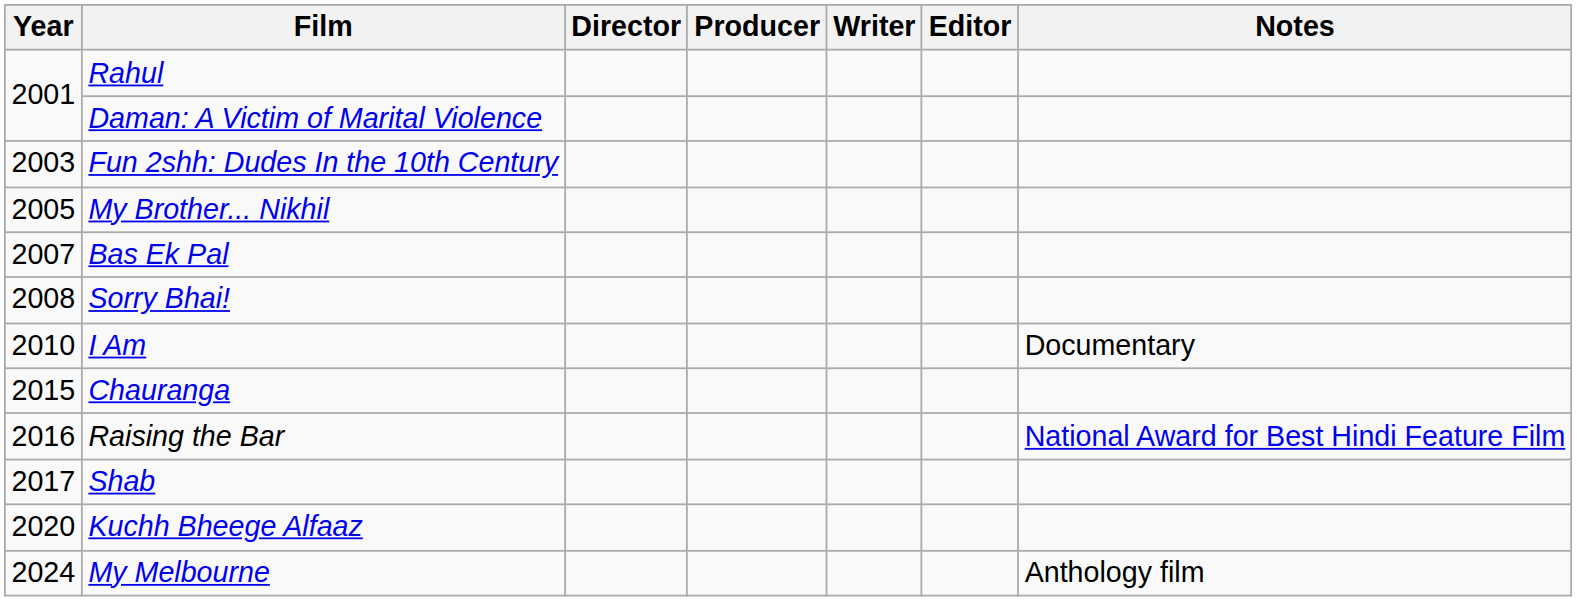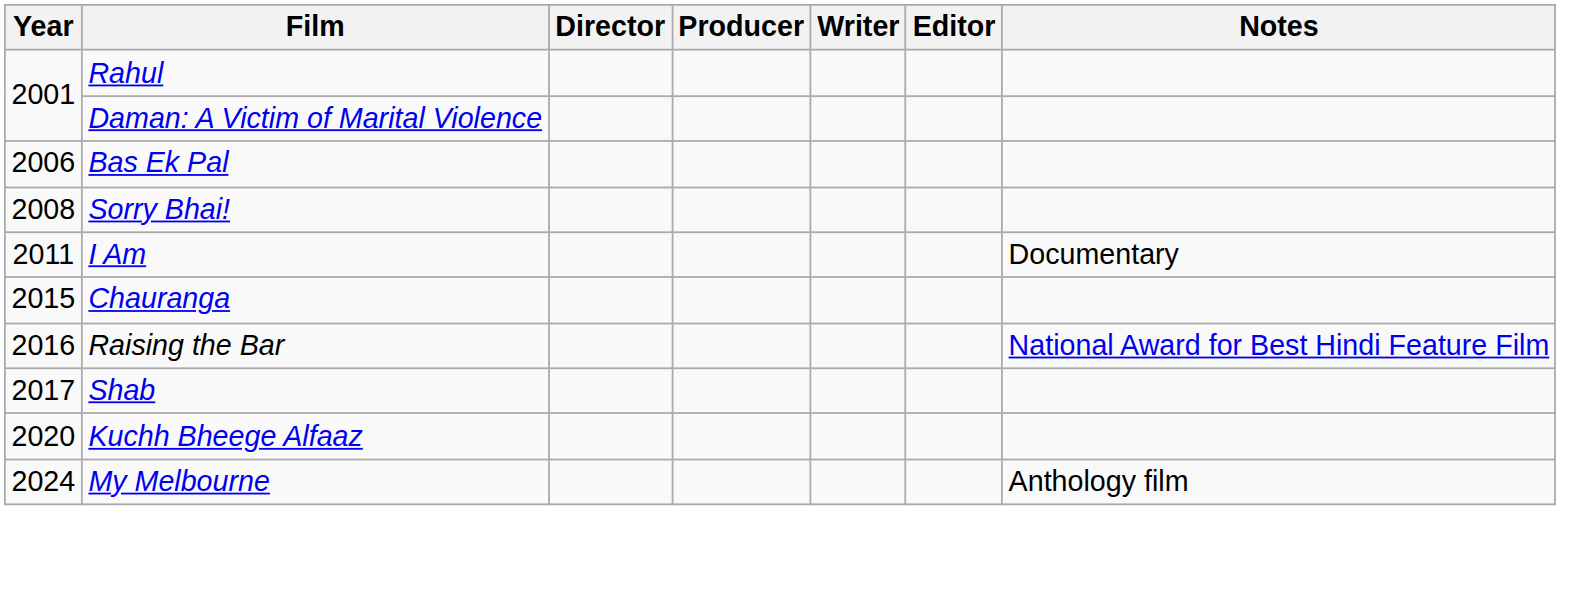- row: (323, 163)
- row: (209, 208)
(43, 254) 2007 -> (43, 163) 2006
(43, 345) 2010 -> (43, 254) 2011
